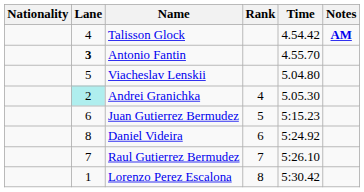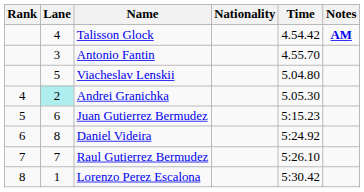columns swapped: (260, 14) <-> (38, 14)
(88, 55) bold -> (57, 55) normal
